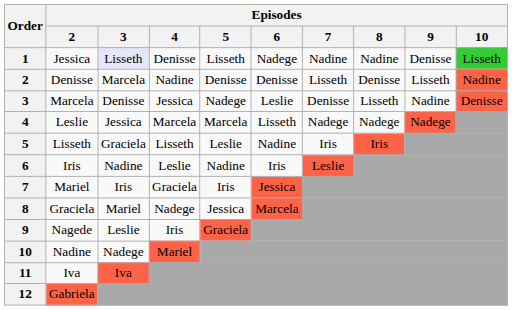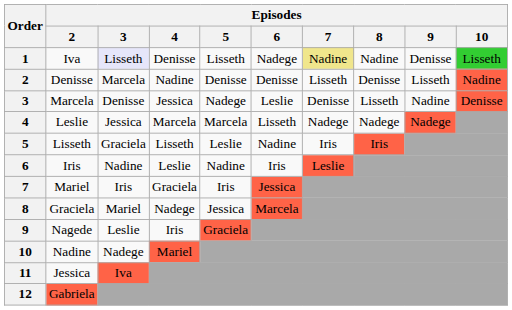(72, 57) Jessica -> (72, 57) Iva
(328, 57) no background -> (328, 57) khaki background
(72, 272) Iva -> (72, 272) Jessica
